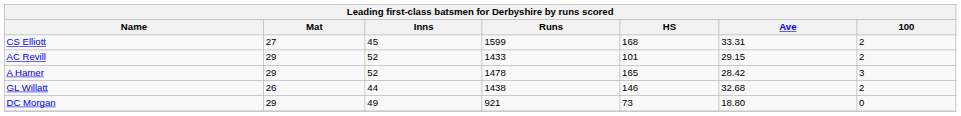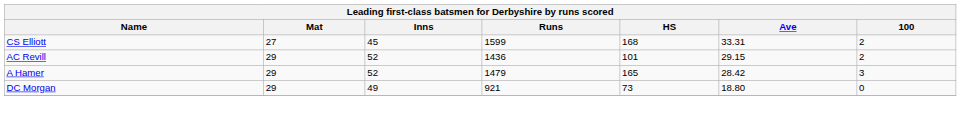(495, 57) 1433 -> (495, 57) 1436
(495, 73) 1478 -> (495, 73) 1479
- row: (27, 88)
